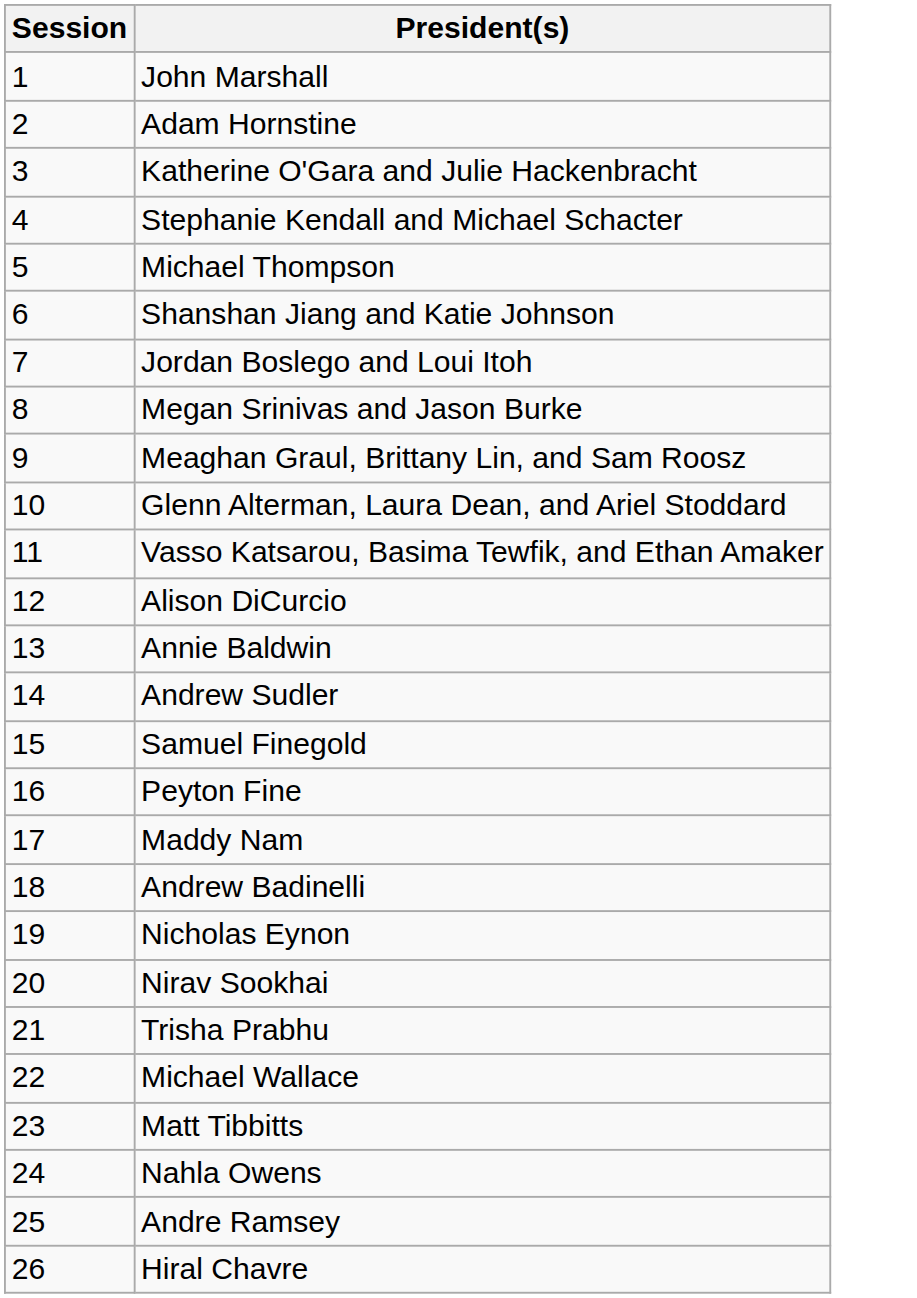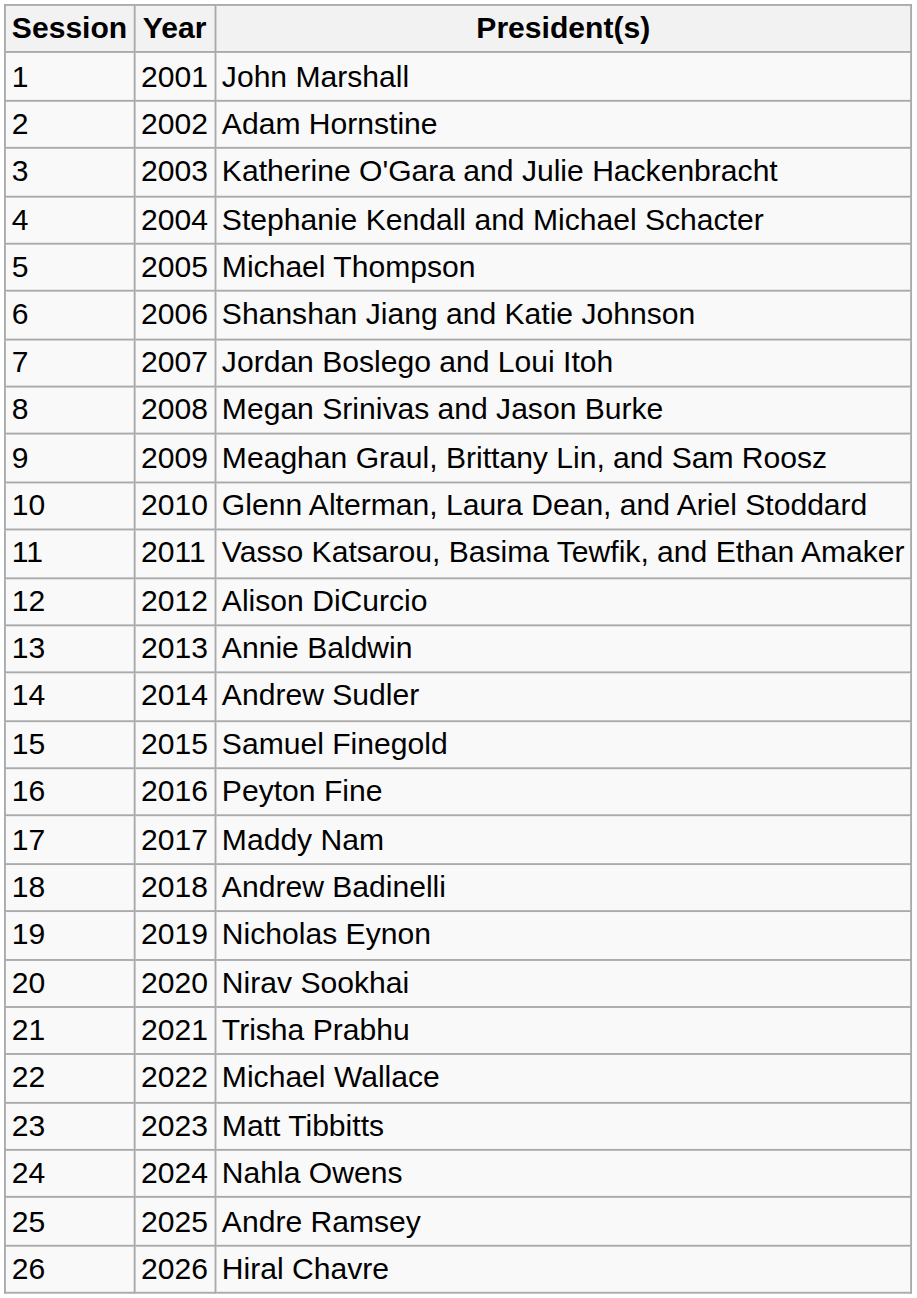+ column: (175, 28)
